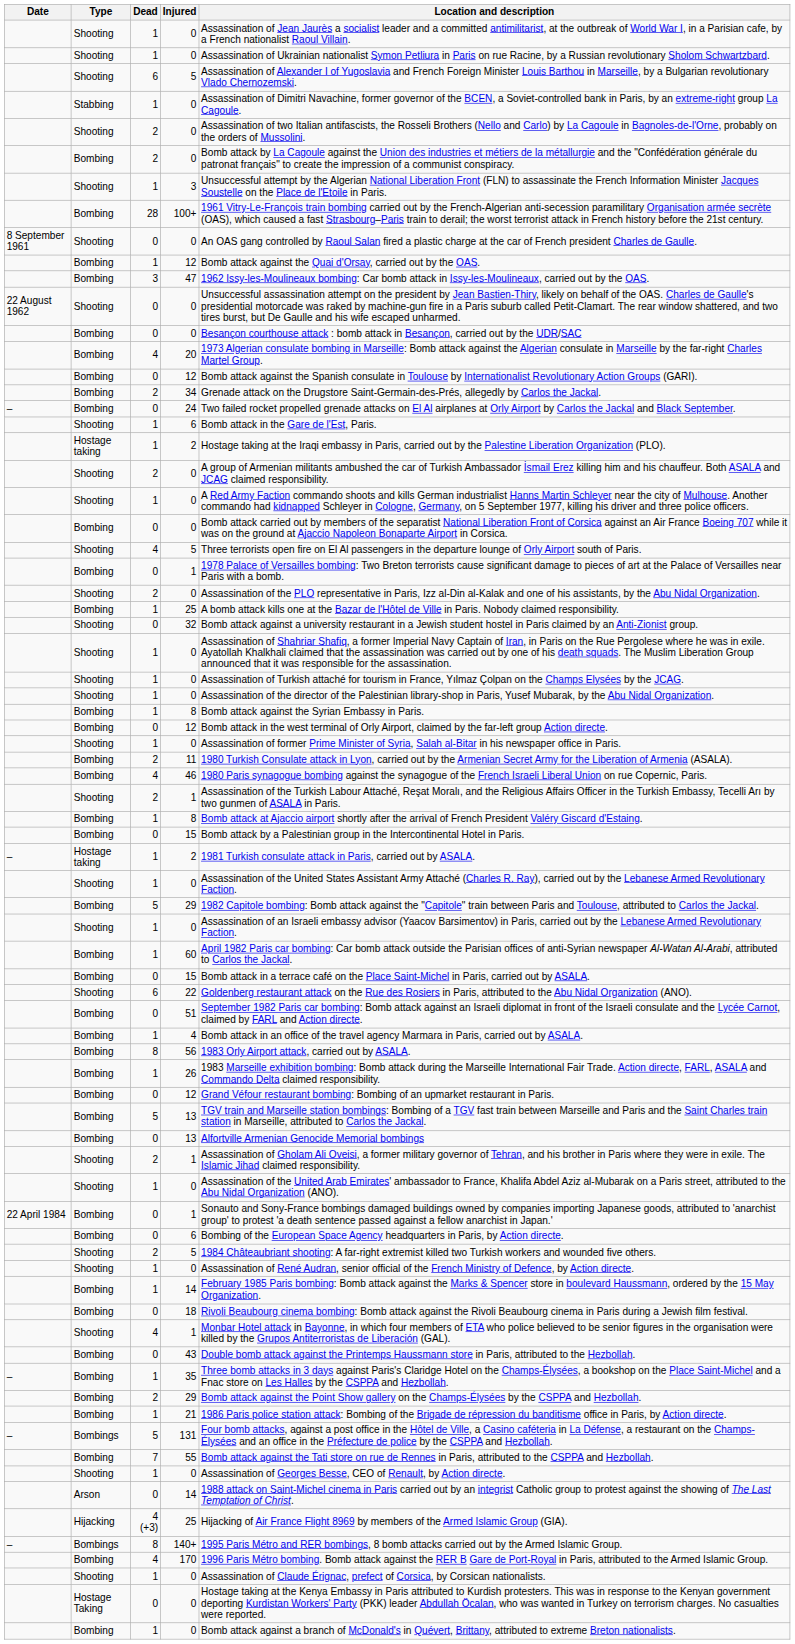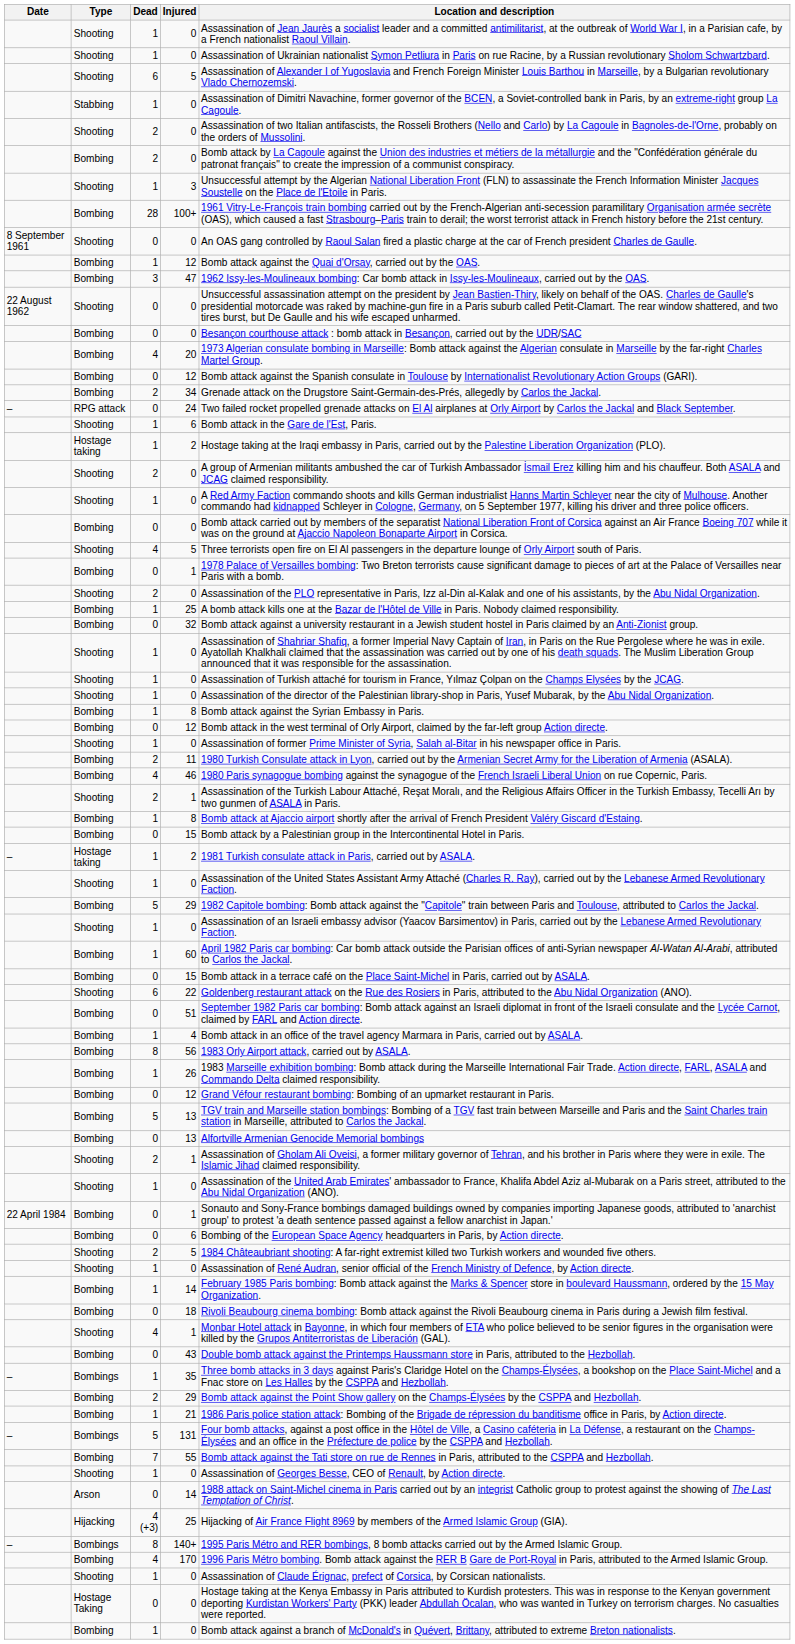(94, 408) Bombing -> (99, 408) RPG attack
(94, 625) Shooting -> (94, 625) Bombing
(94, 1376) Bombing -> (96, 1376) Bombings
